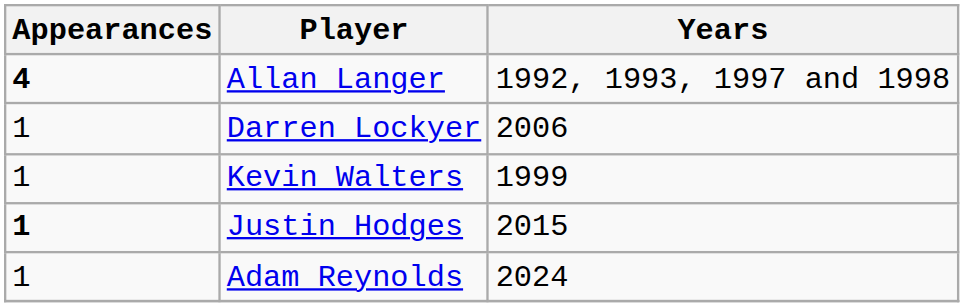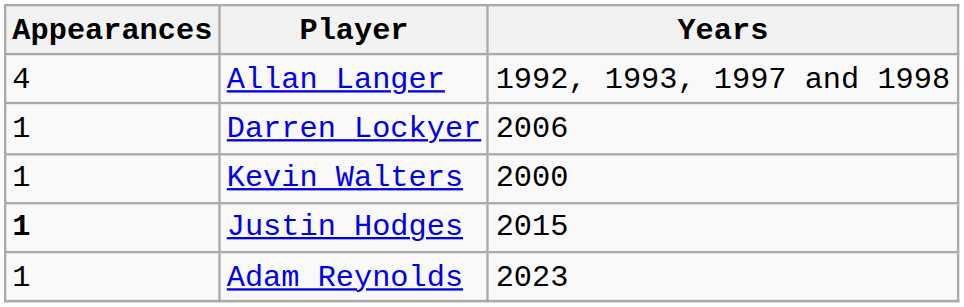(21, 79) bold -> (21, 79) normal
(532, 178) 1999 -> (532, 178) 2000
(532, 277) 2024 -> (532, 277) 2023
